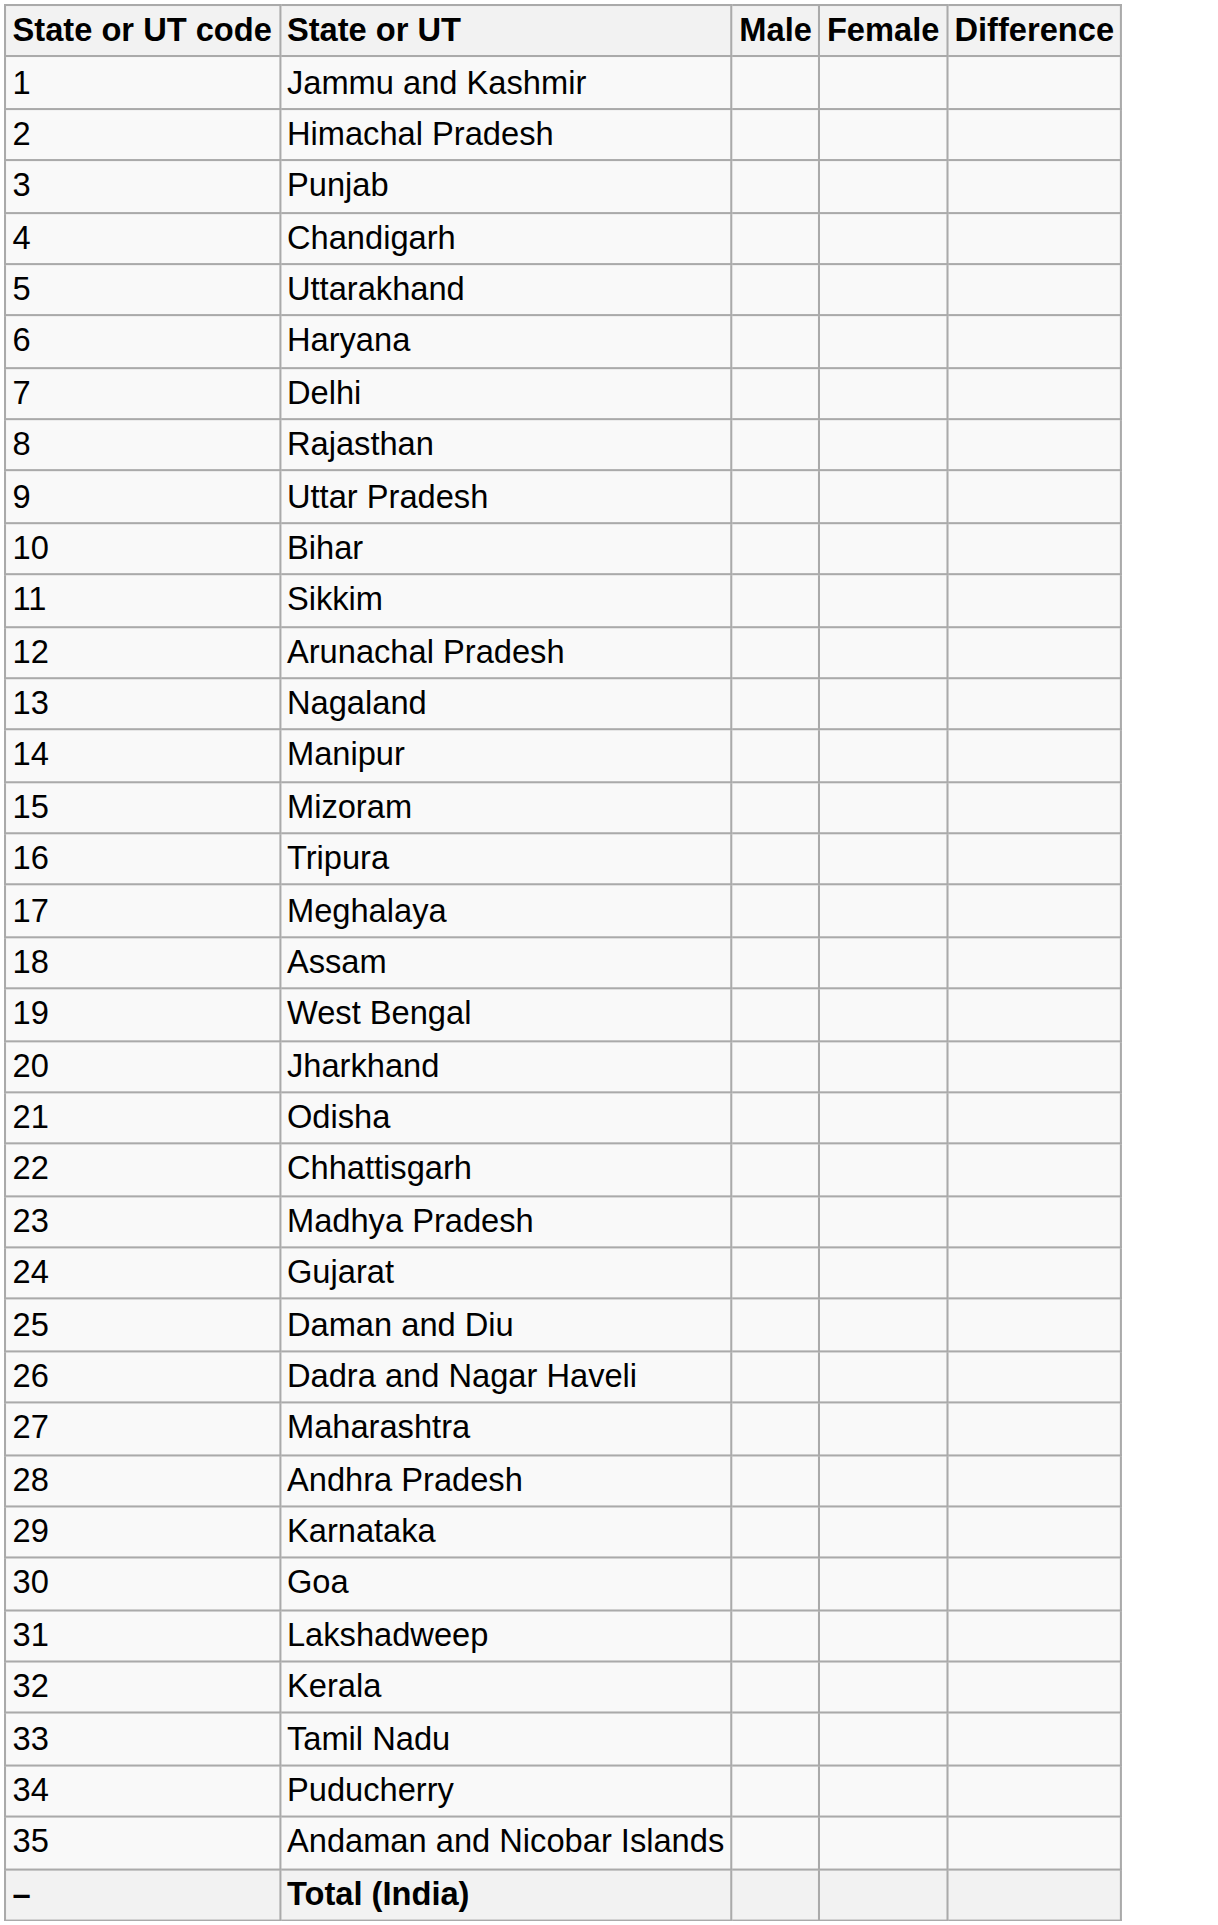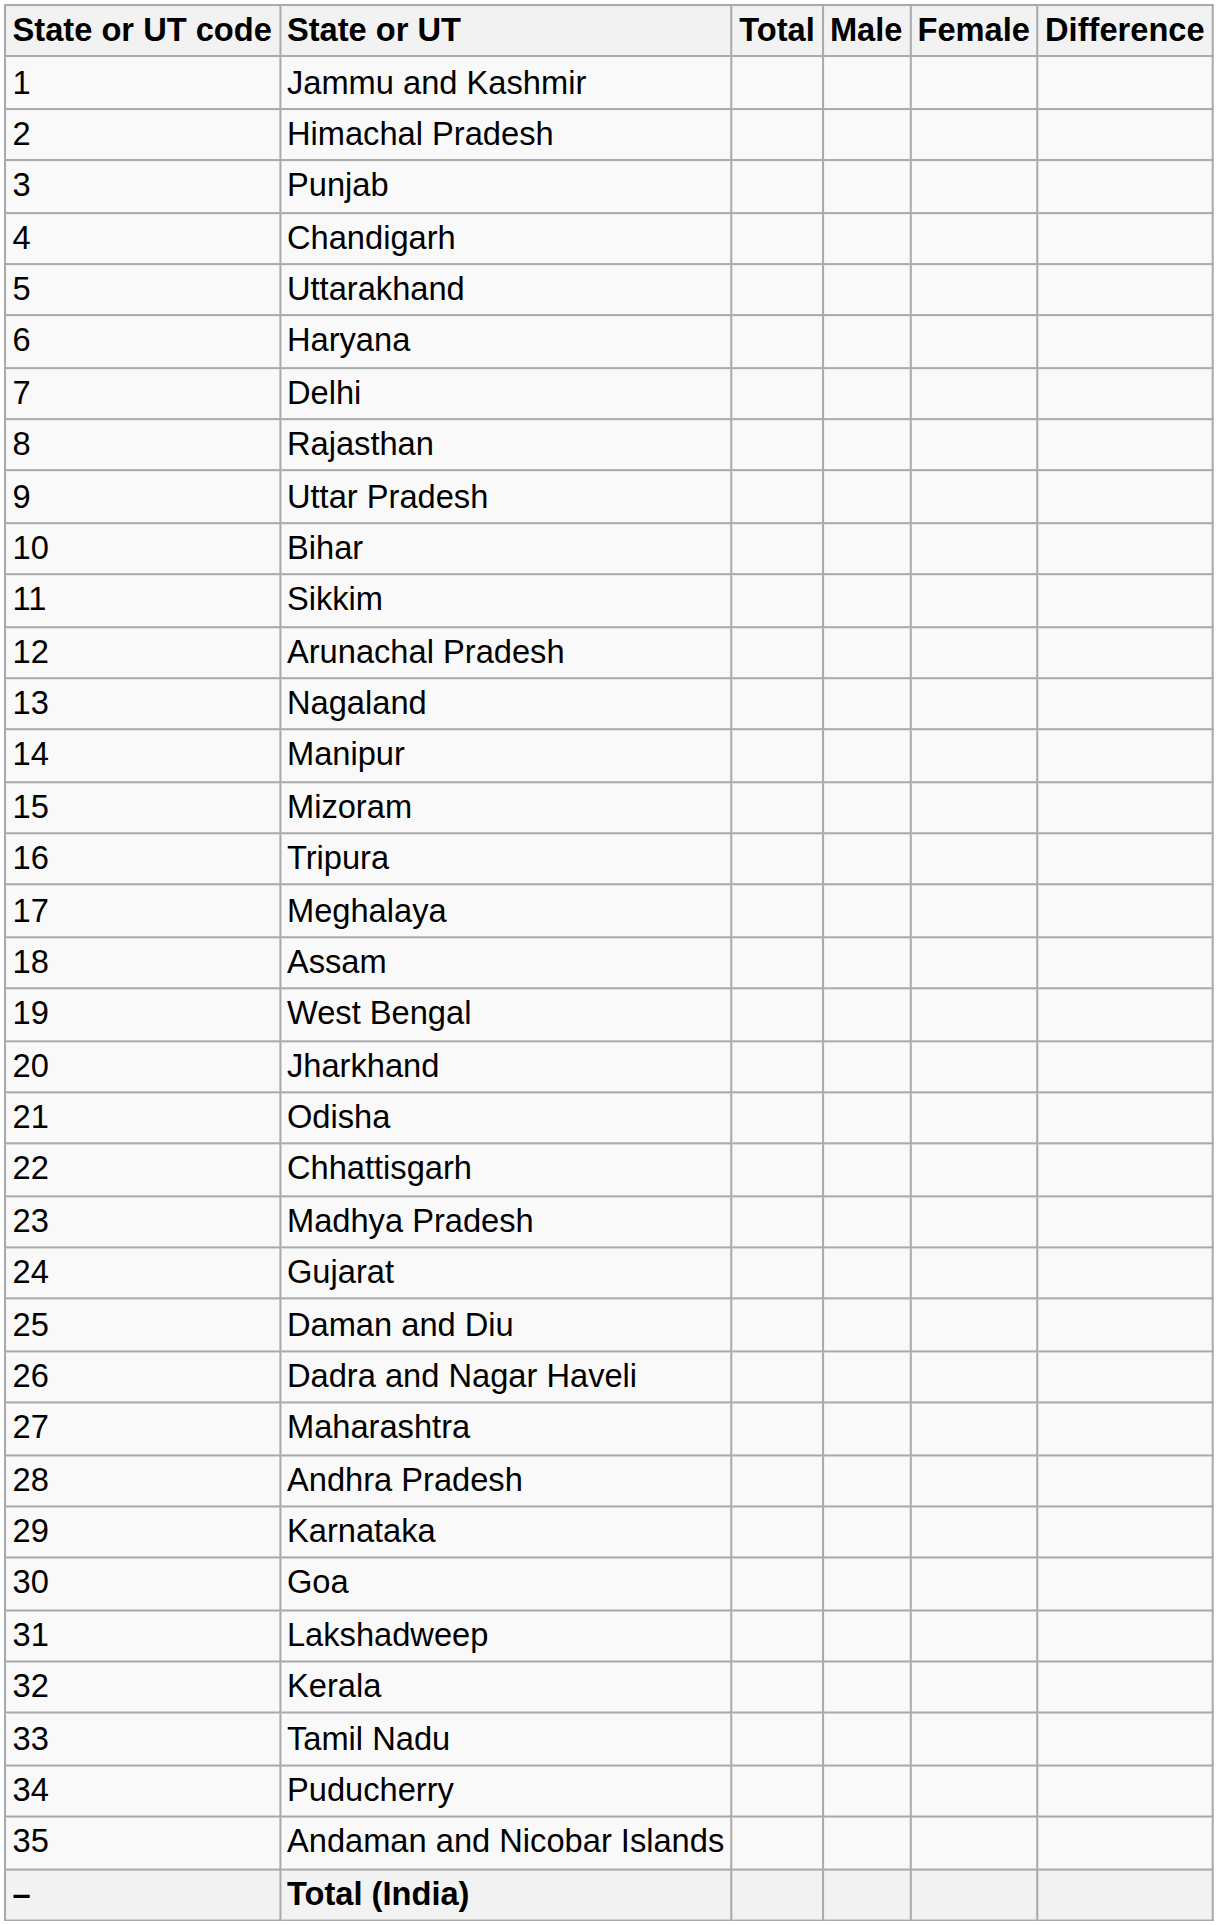+ column: (777, 30)
